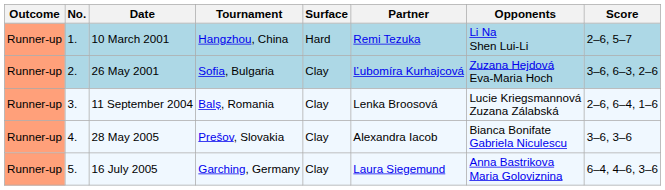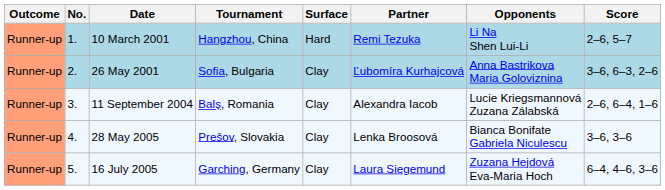(512, 71) Zuzana Hejdová Eva-Maria Hoch -> (516, 71) Anna Bastrikova Maria Goloviznina
(395, 103) Lenka Broosová -> (395, 103) Alexandra Iacob
(395, 136) Alexandra Iacob -> (395, 136) Lenka Broosová
(516, 168) Anna Bastrikova Maria Goloviznina -> (512, 168) Zuzana Hejdová Eva-Maria Hoch
